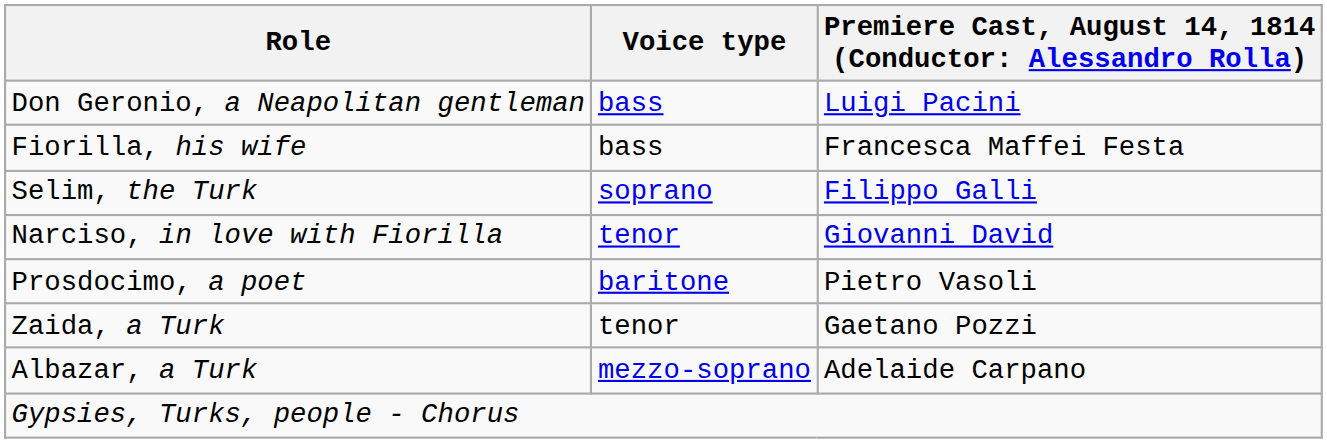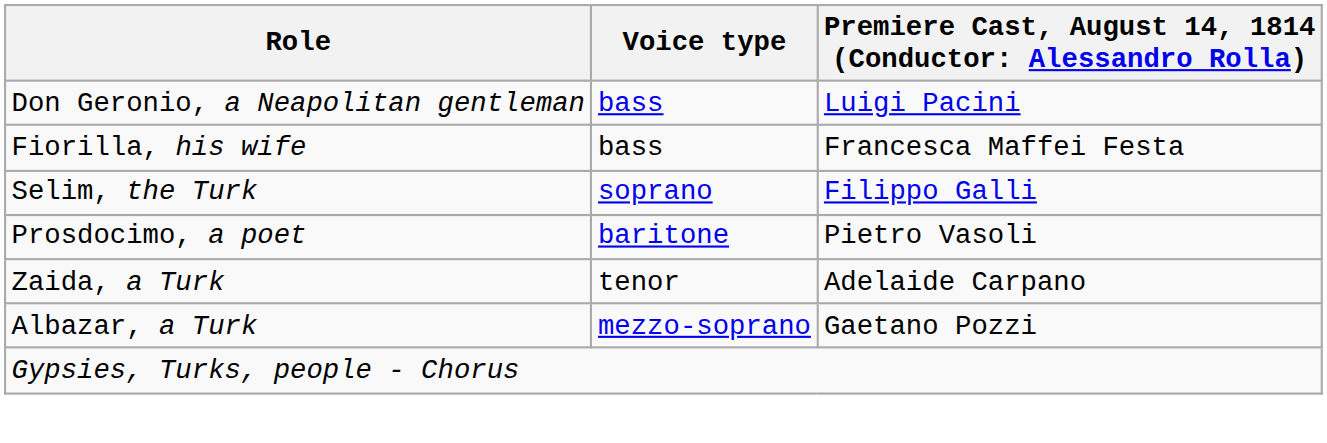- row: (257, 237)
(930, 326) Gaetano Pozzi -> (955, 281) Adelaide Carpano
(955, 370) Adelaide Carpano -> (930, 326) Gaetano Pozzi
